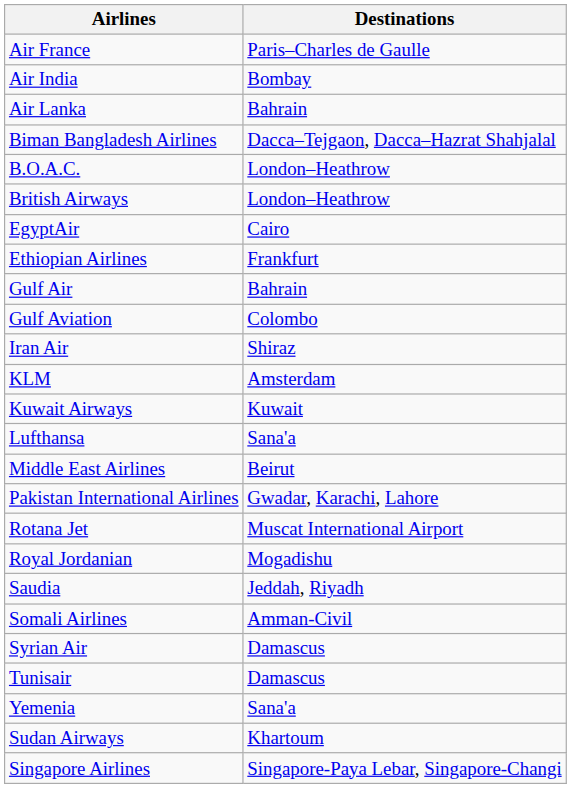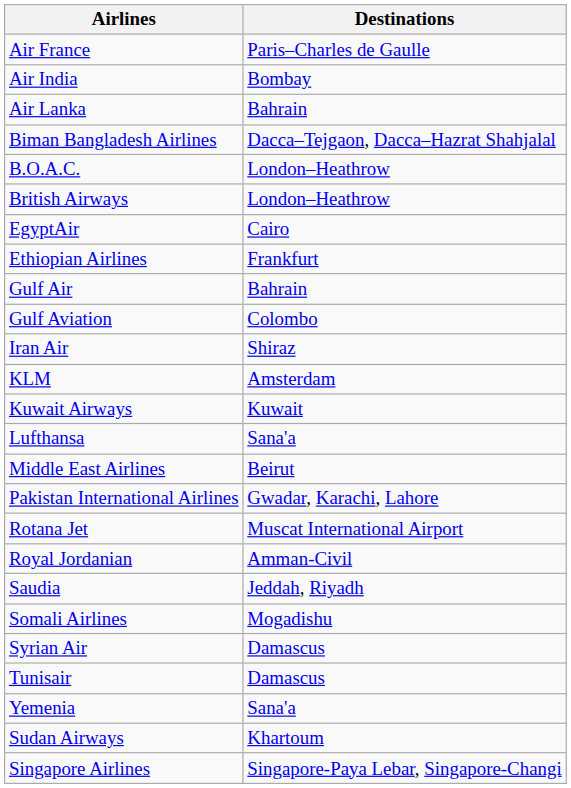(290, 558) Mogadishu -> (300, 558) Amman-Civil
(300, 618) Amman-Civil -> (290, 618) Mogadishu
